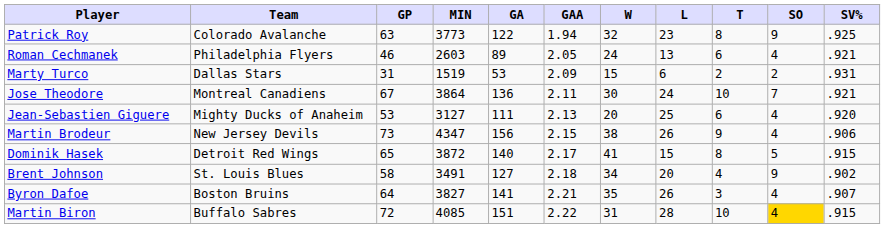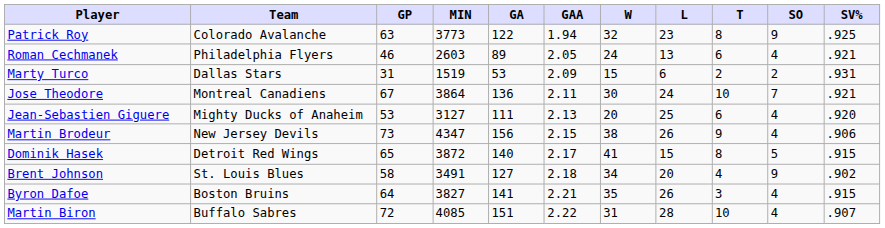(841, 194) .907 -> (841, 194) .915
(774, 214) gold background -> (774, 214) no background
(841, 214) .915 -> (841, 214) .907
